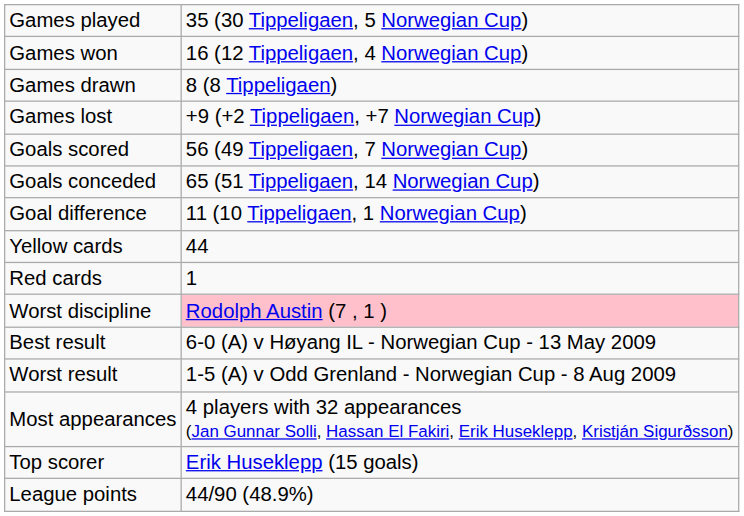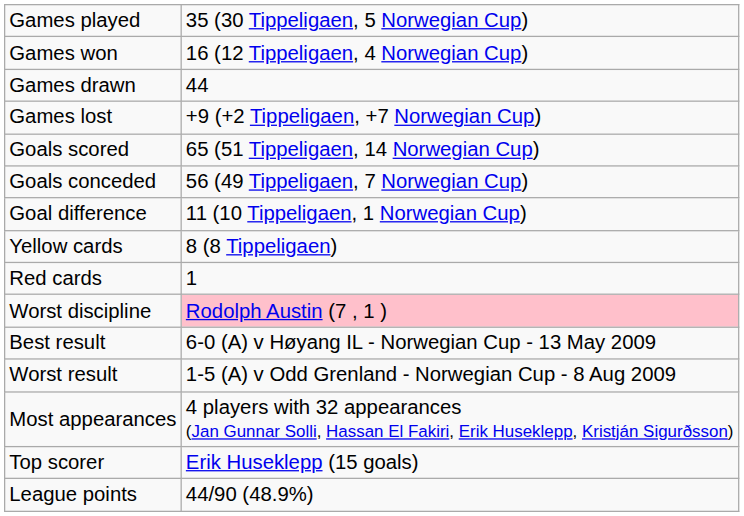(262, 85) 8 (8 Tippeligaen) -> (197, 85) 44
(357, 149) 56 (49 Tippeligaen, 7 Norwegian Cup) -> (363, 149) 65 (51 Tippeligaen, 14 Norwegian Cup)
(363, 181) 65 (51 Tippeligaen, 14 Norwegian Cup) -> (357, 181) 56 (49 Tippeligaen, 7 Norwegian Cup)
(197, 246) 44 -> (262, 246) 8 (8 Tippeligaen)
